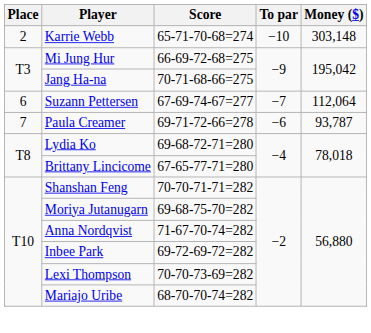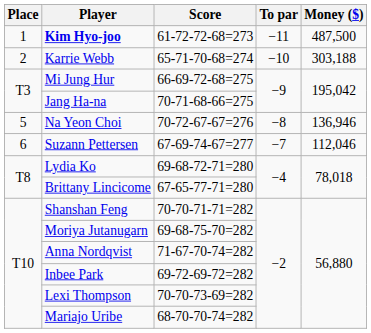+ row: (83, 36)
(334, 36) 303,148 -> (334, 58) 303,188
+ row: (83, 123)
(334, 101) 112,064 -> (334, 144) 112,046
- row: (85, 123)
